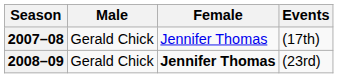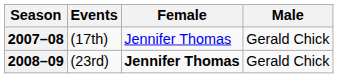columns swapped: (112, 15) <-> (306, 15)
